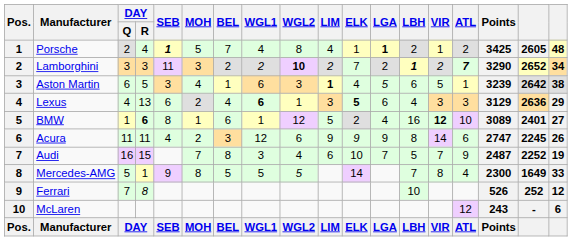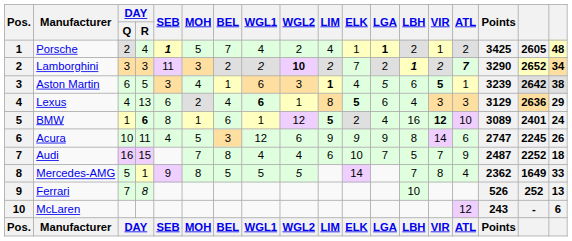(299, 48) 8 -> (299, 48) 2
(440, 84) normal -> (440, 84) bold
(330, 102) 3 -> (330, 102) 8
(330, 120) normal -> (330, 120) bold
(558, 120) 27 -> (558, 120) 24
(127, 137) 11 -> (127, 137) 10
(198, 137) 2 -> (198, 137) 5
(261, 155) 3 -> (261, 155) 4
(558, 155) 19 -> (558, 155) 18
(499, 173) 2300 -> (499, 173) 2362
(558, 191) 12 -> (558, 191) 13
